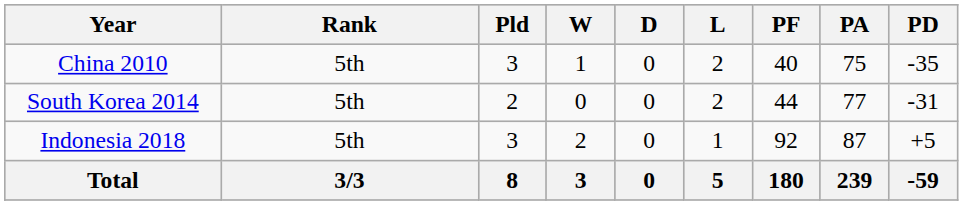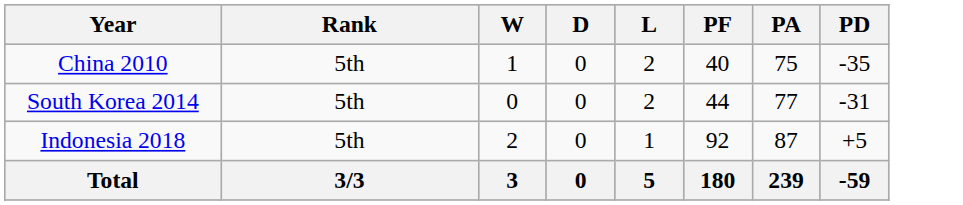- column: (512, 24)
